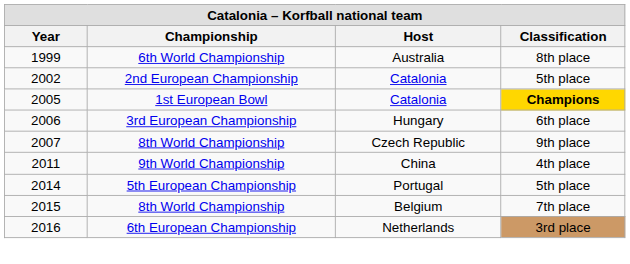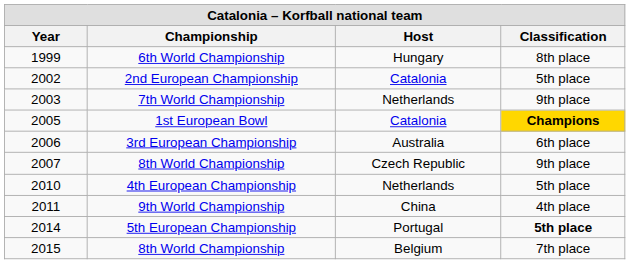(418, 58) Australia -> (418, 58) Hungary
+ row: (46, 100)
(418, 121) Hungary -> (418, 142) Australia
+ row: (46, 185)
(563, 185) normal -> (563, 227) bold
- row: (46, 227)
